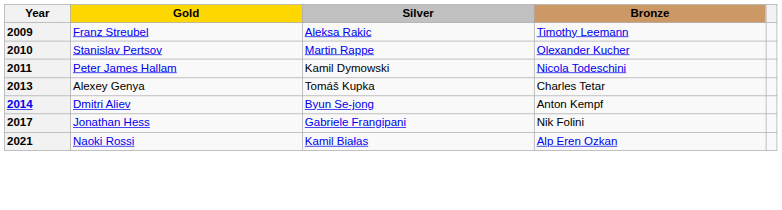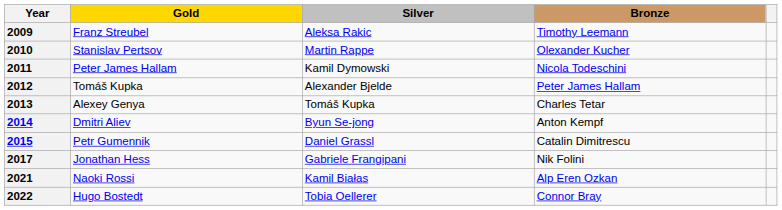+ row: (20, 86)
+ row: (20, 141)
+ row: (20, 196)
